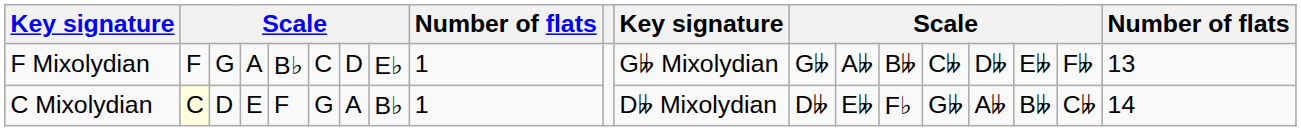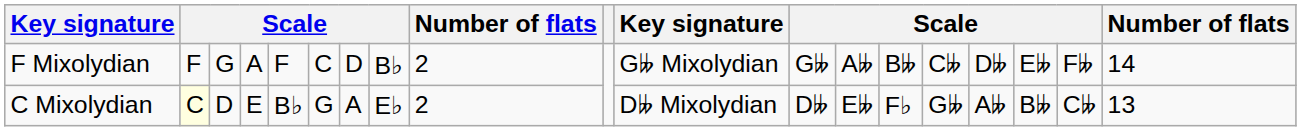(288, 65) B♭ -> (282, 64) F
(389, 65) E♭ -> (389, 65) B♭
(422, 64) 1 -> (422, 64) 2
(1121, 64) 13 -> (1121, 64) 14
(282, 105) F -> (288, 105) B♭
(389, 105) B♭ -> (389, 105) E♭
(422, 105) 1 -> (422, 105) 2
(1121, 105) 14 -> (1121, 105) 13
